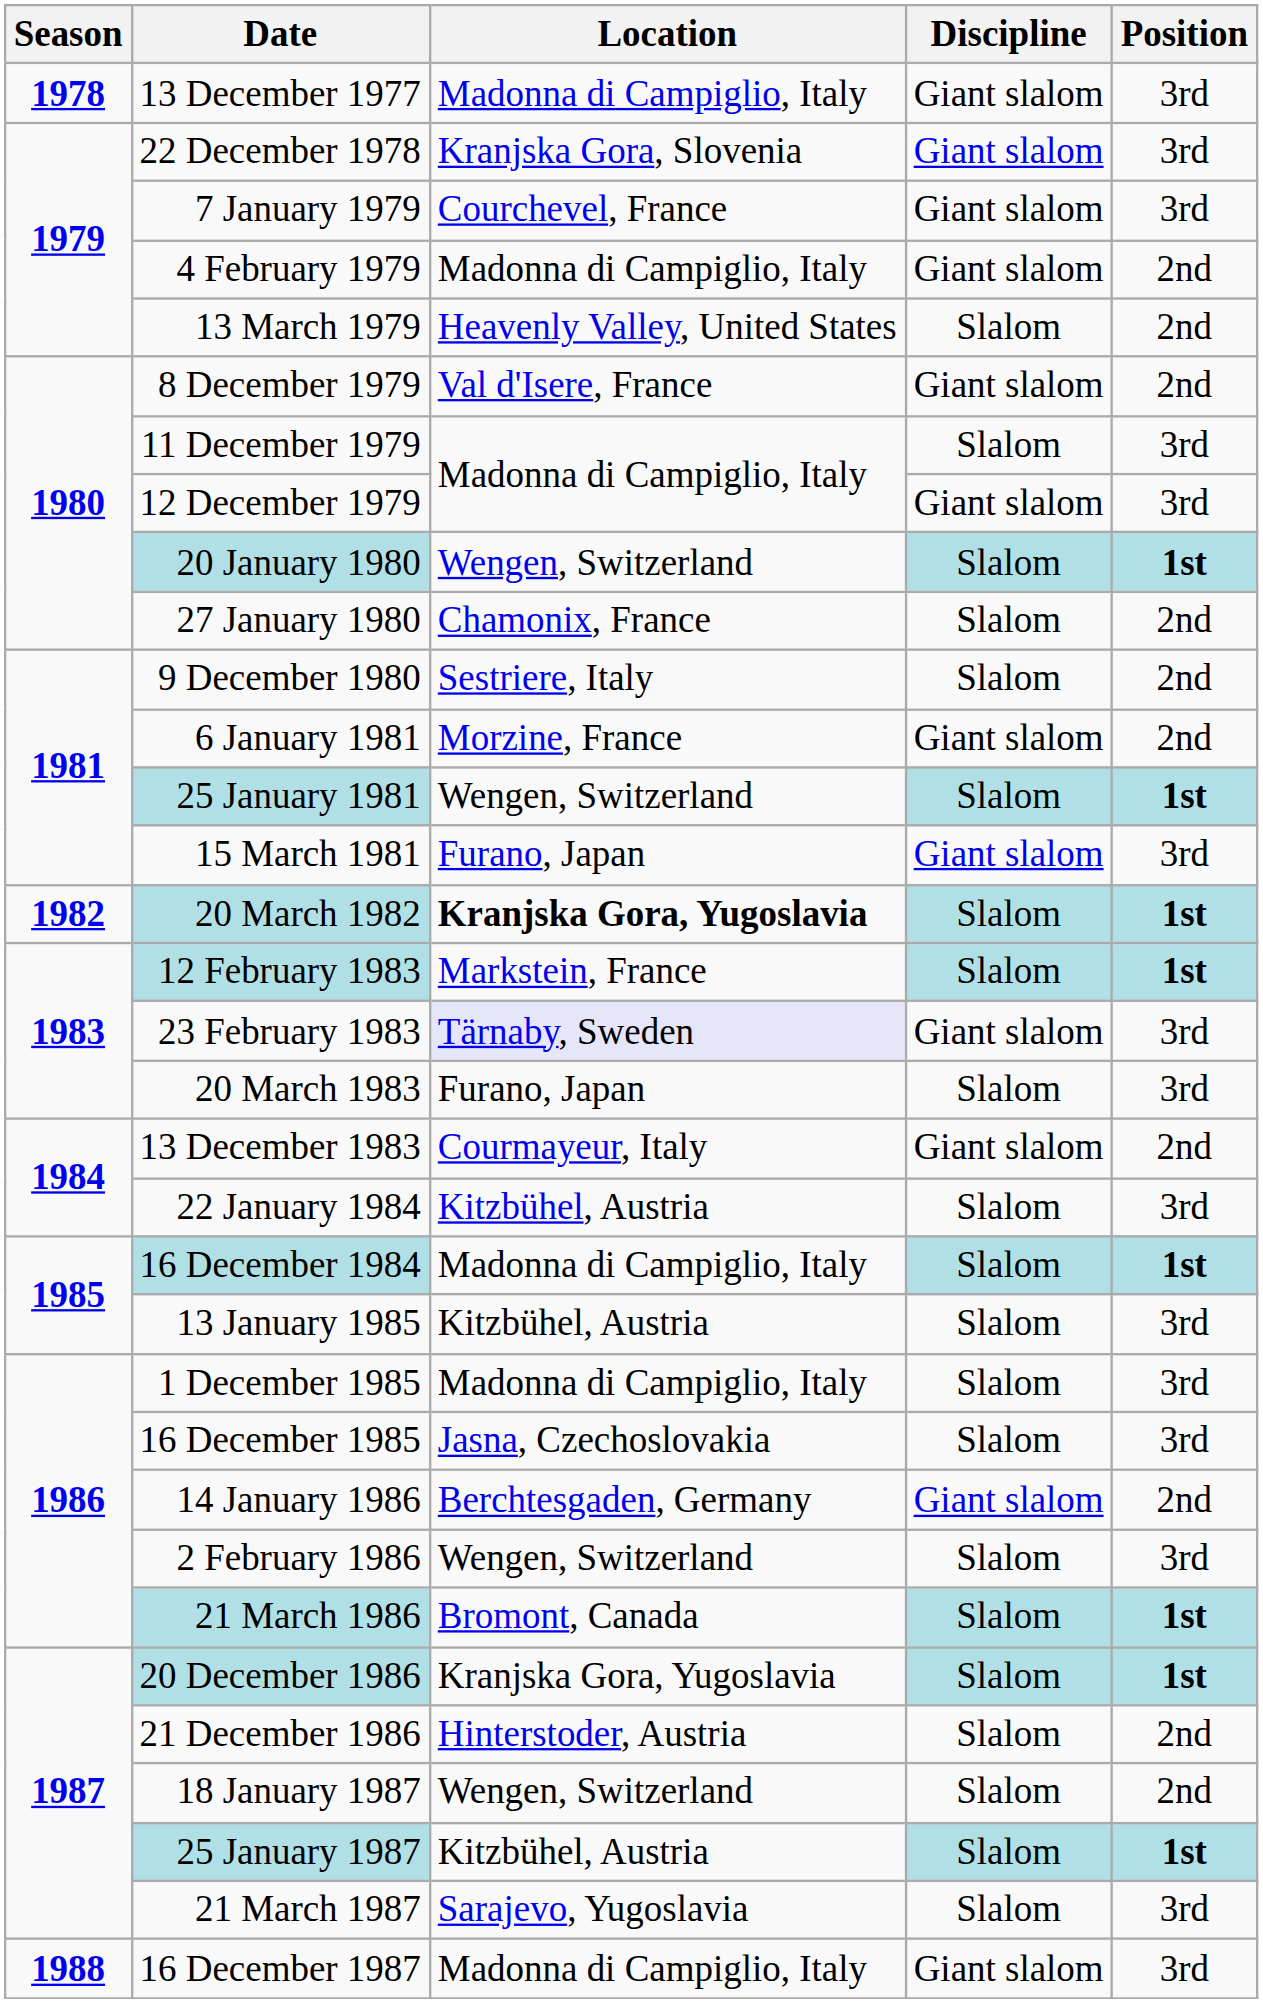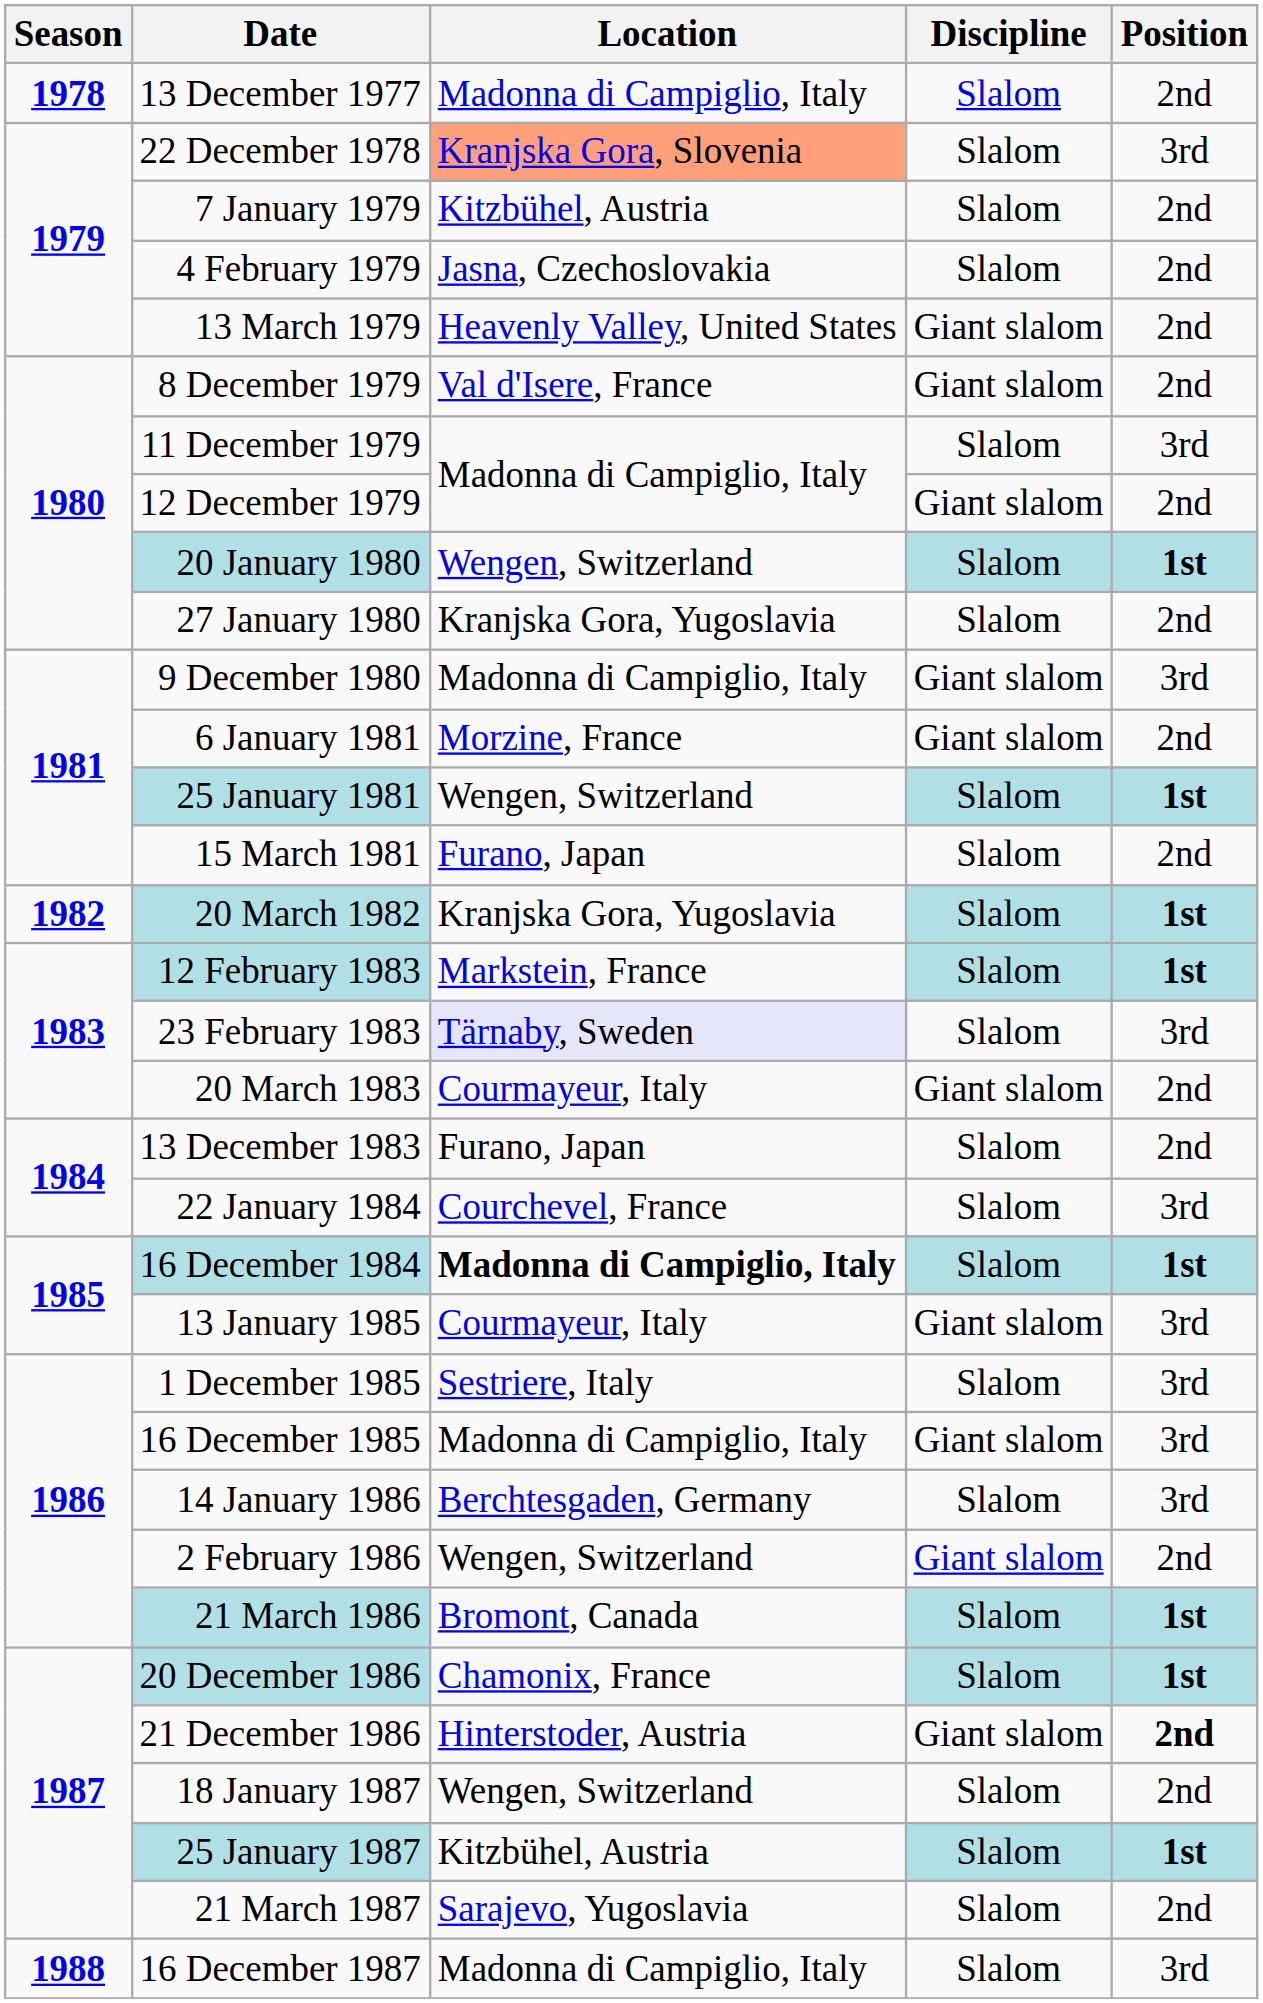(1009, 92) Giant slalom -> (1009, 92) Slalom
(1184, 92) 3rd -> (1184, 92) 2nd
(620, 151) no background -> (620, 151) lightsalmon background
(1009, 151) Giant slalom -> (1009, 151) Slalom
(583, 209) Courchevel, France -> (573, 209) Kitzbühel, Austria
(1009, 209) Giant slalom -> (1009, 209) Slalom
(1184, 209) 3rd -> (1184, 209) 2nd
(652, 268) Madonna di Campiglio, Italy -> (604, 268) Jasna, Czechoslovakia
(1009, 268) Giant slalom -> (1009, 268) Slalom
(1009, 326) Slalom -> (1009, 326) Giant slalom
(1184, 502) 3rd -> (1184, 502) 2nd
(574, 619) Chamonix, France -> (637, 619) Kranjska Gora, Yugoslavia
(546, 678) Sestriere, Italy -> (652, 678) Madonna di Campiglio, Italy
(1009, 678) Slalom -> (1009, 678) Giant slalom
(1184, 678) 2nd -> (1184, 678) 3rd
(1009, 854) Giant slalom -> (1009, 854) Slalom
(1184, 854) 3rd -> (1184, 854) 2nd
(653, 913) bold -> (637, 913) normal
(1009, 1030) Giant slalom -> (1009, 1030) Slalom
(541, 1088) Furano, Japan -> (573, 1088) Courmayeur, Italy
(1009, 1088) Slalom -> (1009, 1088) Giant slalom
(1184, 1088) 3rd -> (1184, 1088) 2nd
(573, 1147) Courmayeur, Italy -> (541, 1147) Furano, Japan
(1009, 1147) Giant slalom -> (1009, 1147) Slalom
(573, 1206) Kitzbühel, Austria -> (583, 1206) Courchevel, France
(652, 1264) normal -> (667, 1264) bold
(573, 1323) Kitzbühel, Austria -> (573, 1323) Courmayeur, Italy
(1009, 1323) Slalom -> (1009, 1323) Giant slalom
(652, 1381) Madonna di Campiglio, Italy -> (546, 1381) Sestriere, Italy
(604, 1440) Jasna, Czechoslovakia -> (652, 1440) Madonna di Campiglio, Italy
(1009, 1440) Slalom -> (1009, 1440) Giant slalom
(1009, 1499) Giant slalom -> (1009, 1499) Slalom
(1184, 1499) 2nd -> (1184, 1499) 3rd
(1009, 1557) Slalom -> (1009, 1557) Giant slalom
(1184, 1557) 3rd -> (1184, 1557) 2nd
(637, 1675) Kranjska Gora, Yugoslavia -> (574, 1675) Chamonix, France
(1009, 1733) Slalom -> (1009, 1733) Giant slalom
(1184, 1733) normal -> (1184, 1733) bold
(1184, 1909) 3rd -> (1184, 1909) 2nd
(1009, 1968) Giant slalom -> (1009, 1968) Slalom
